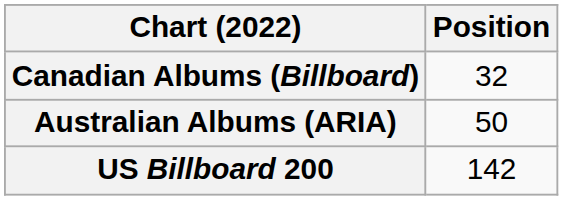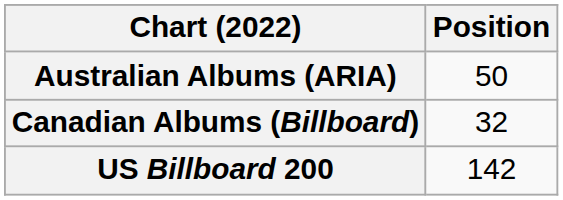rows swapped: (215, 122) <-> (215, 75)
